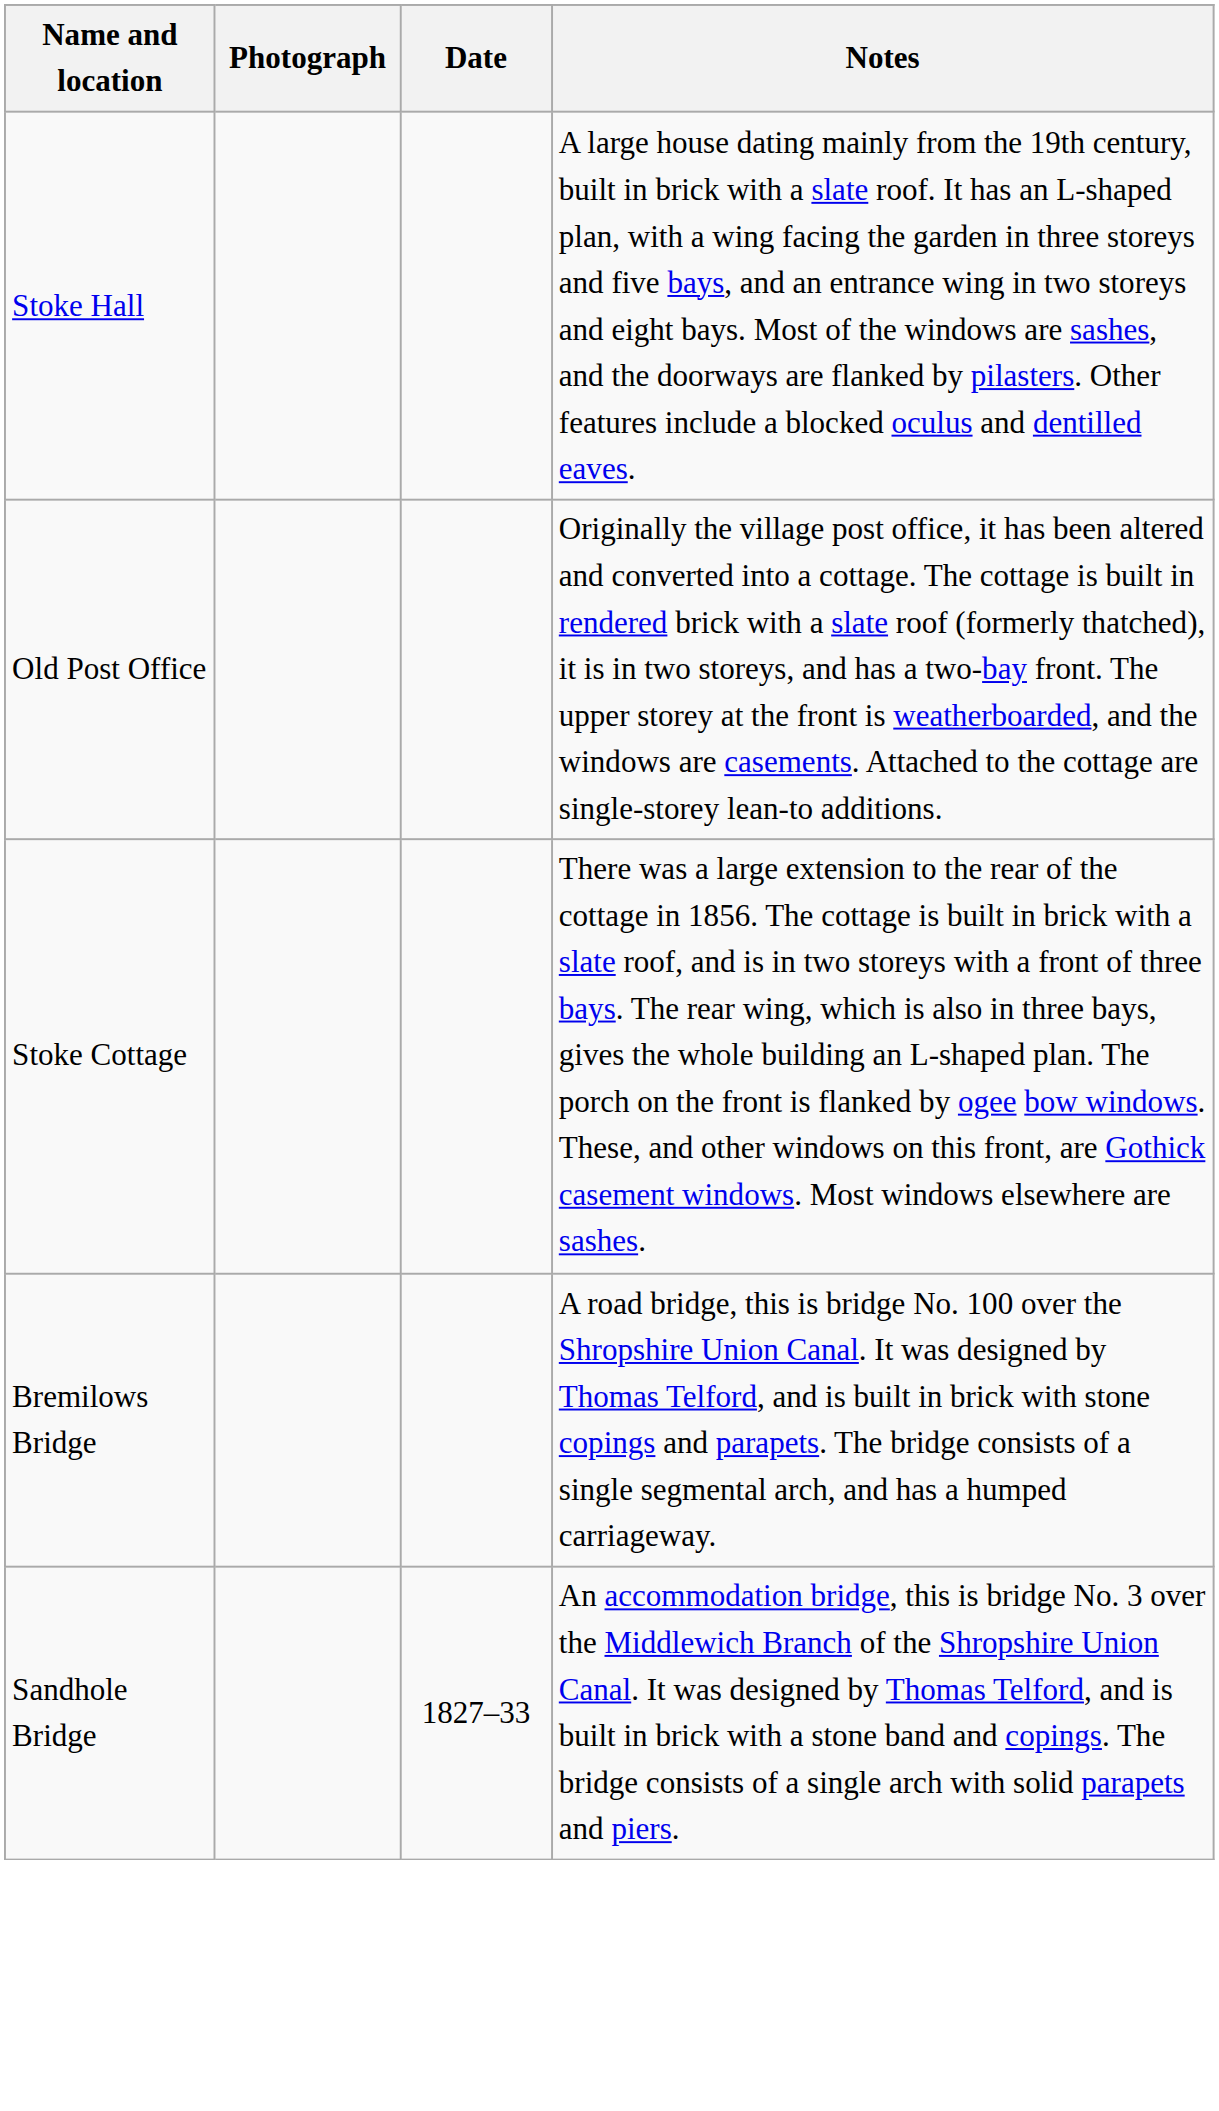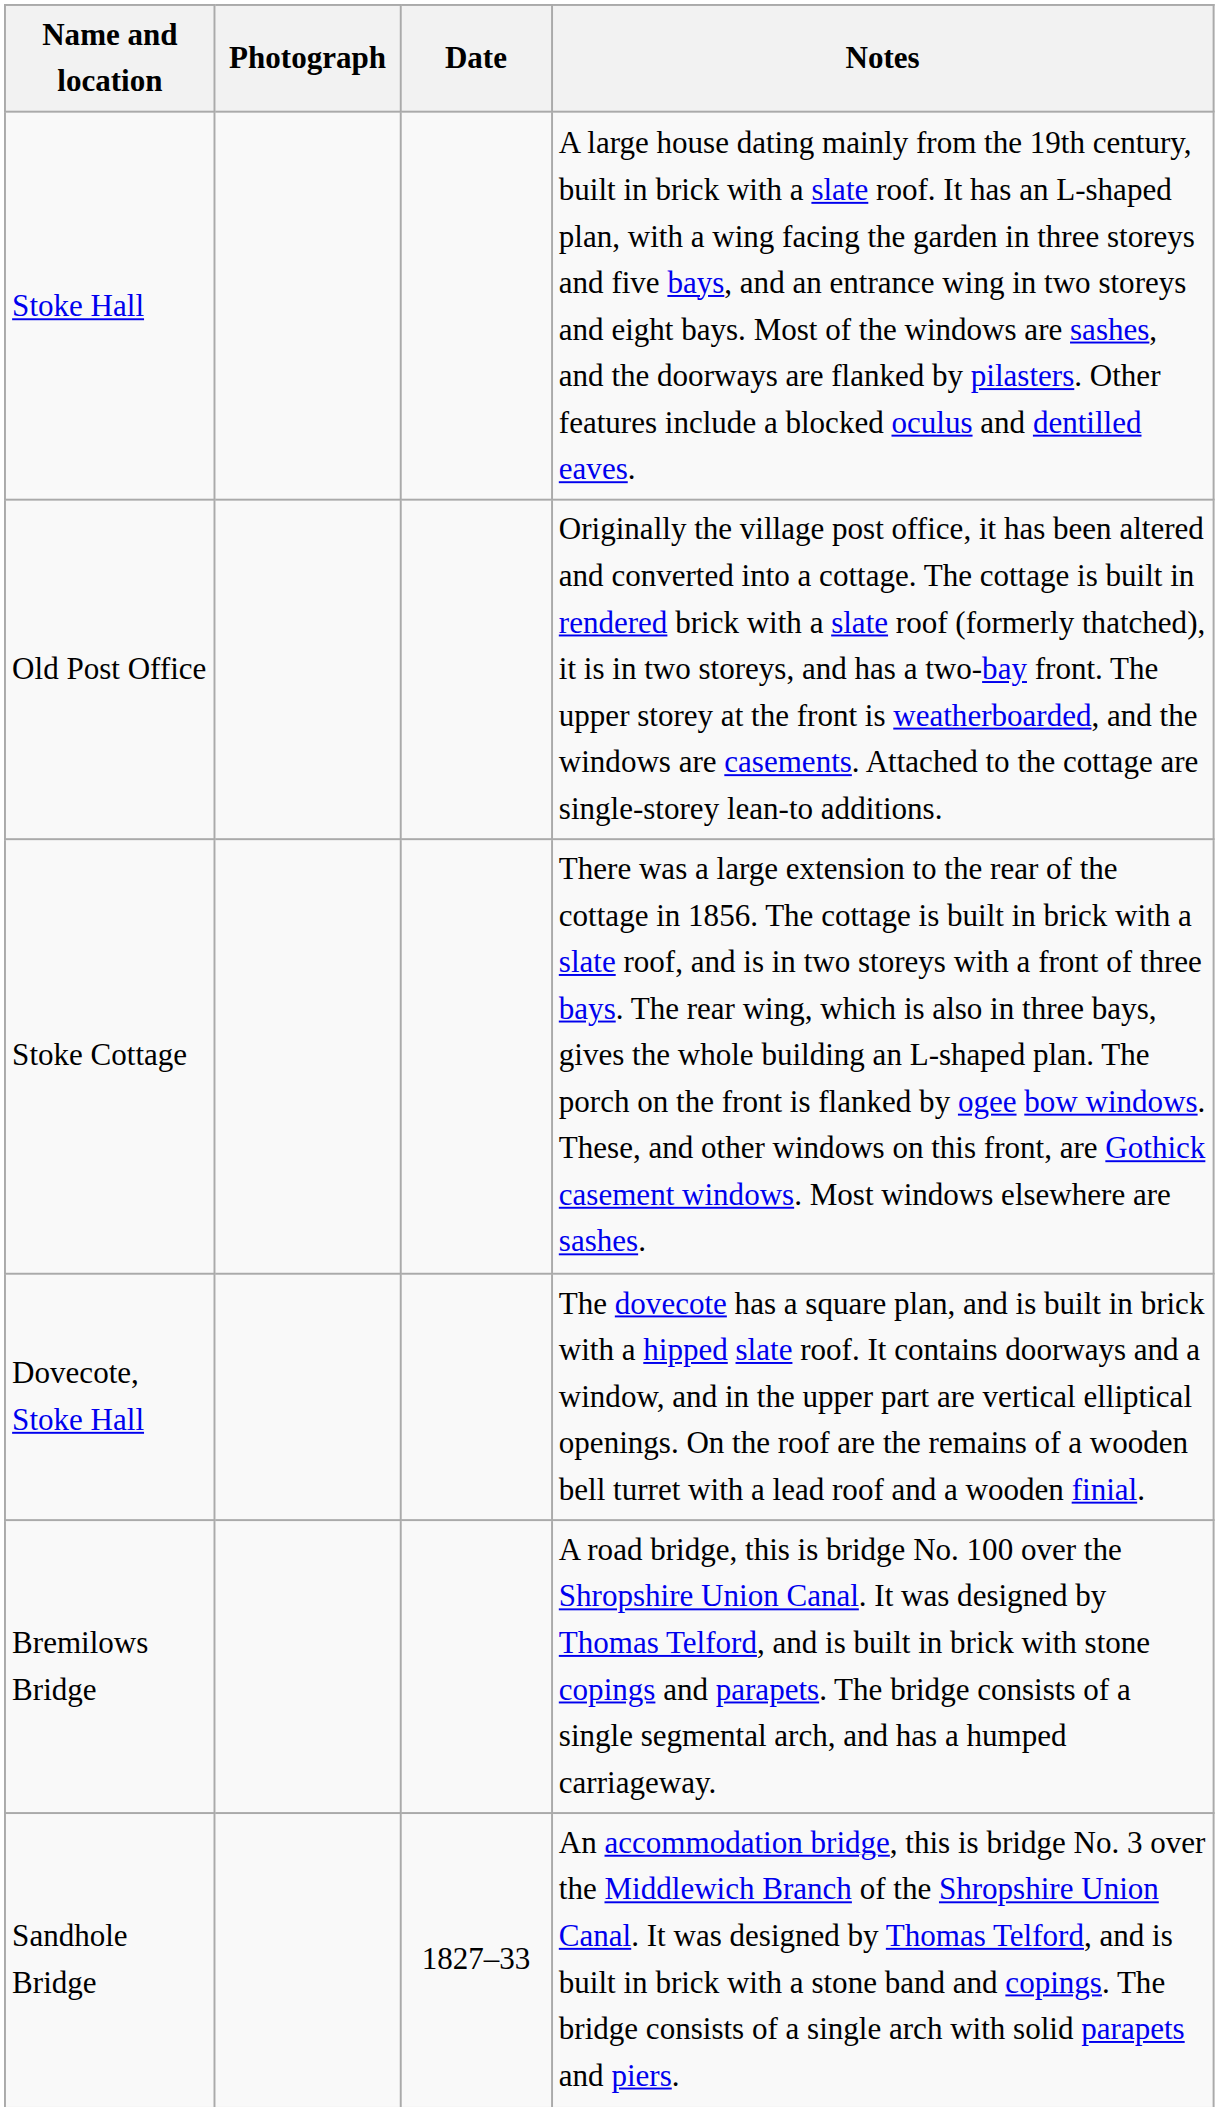+ row: (78, 1395)
